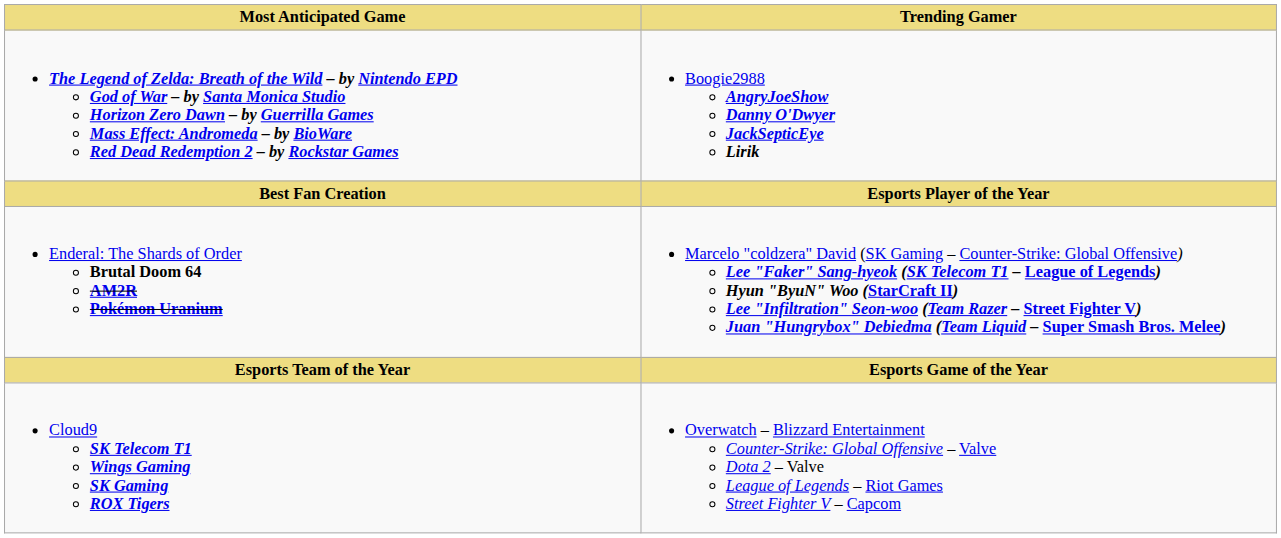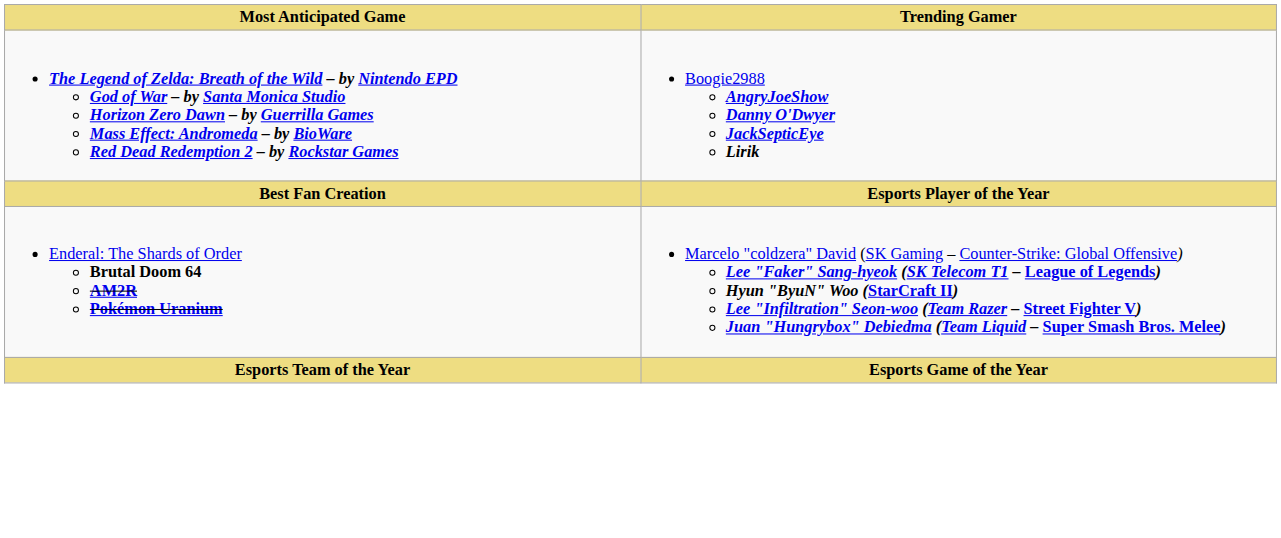- row: (322, 467)
